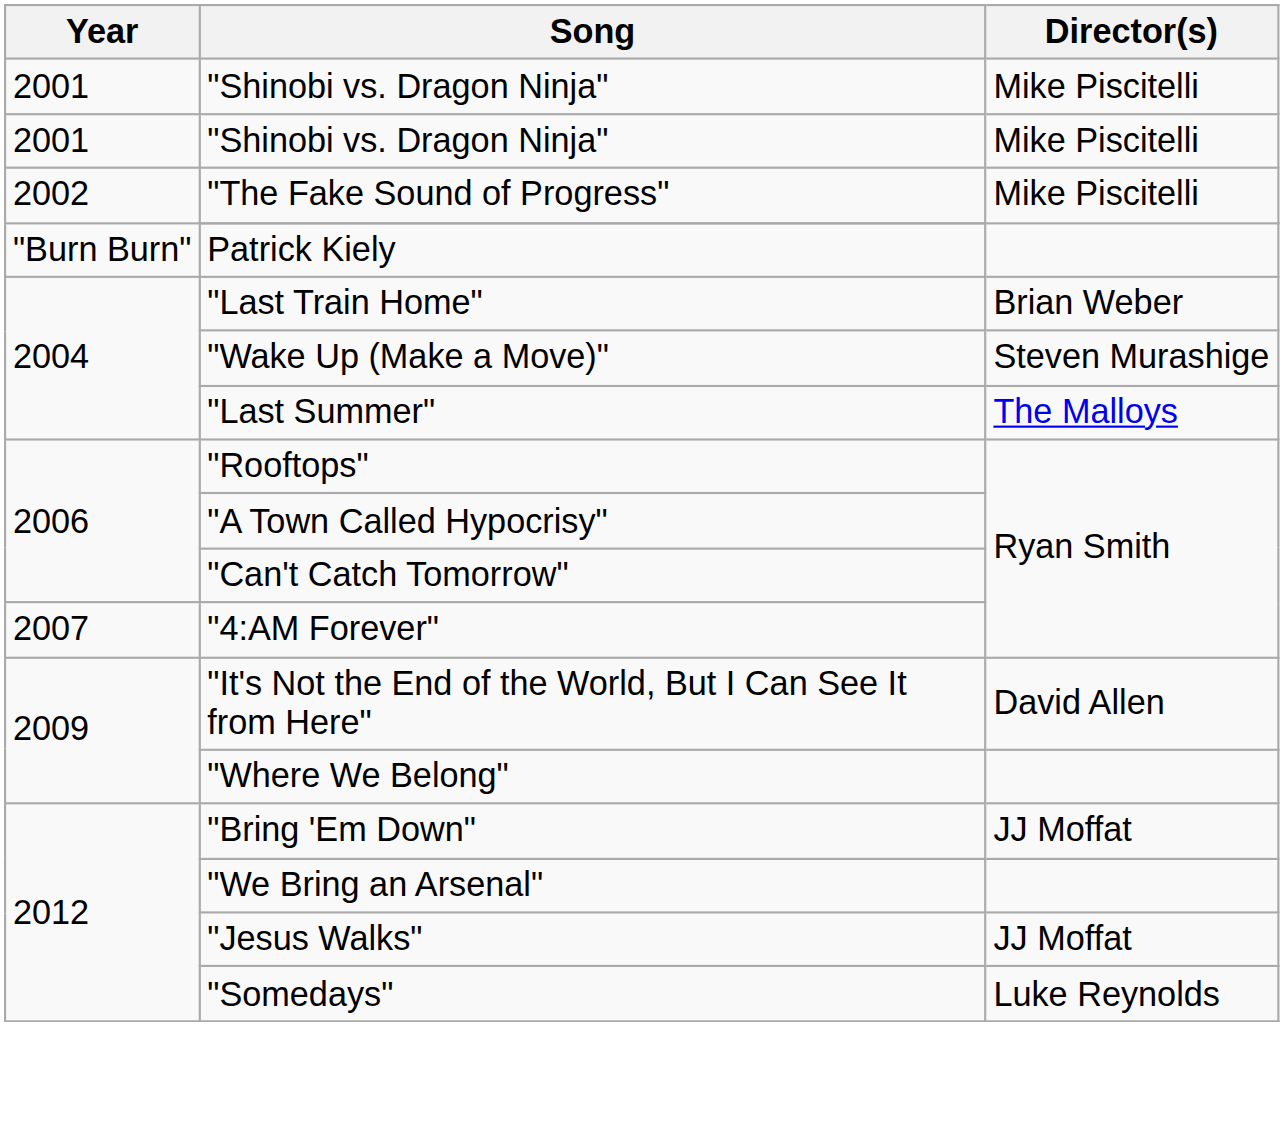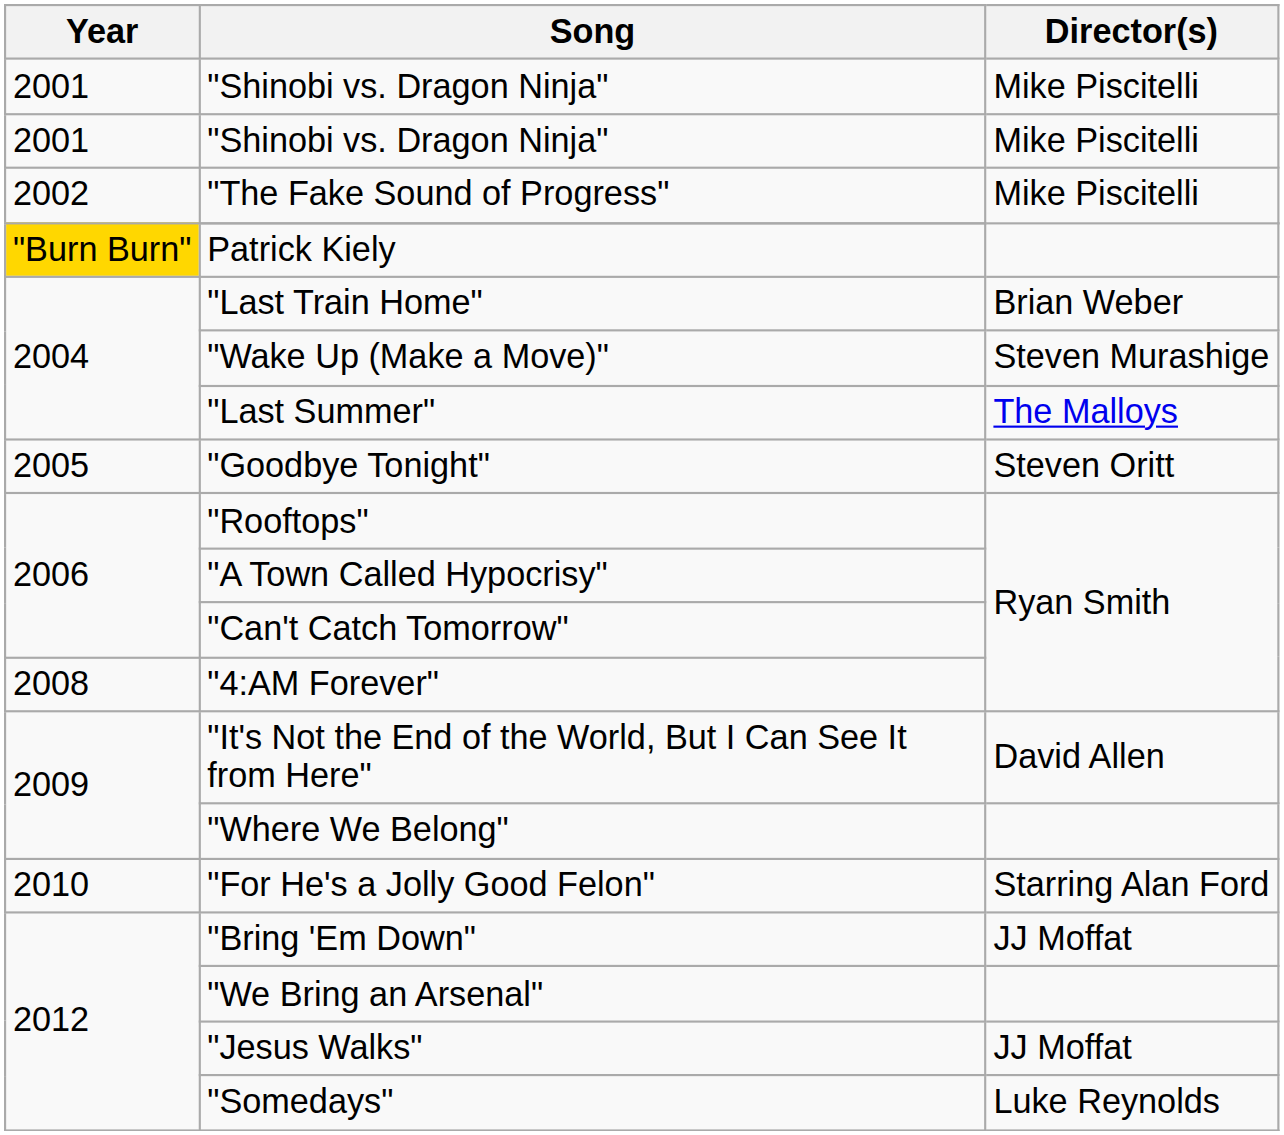(102, 248) no background -> (102, 248) gold background
+ row: (349, 466)
(51, 628) 2007 -> (51, 683) 2008
+ row: (431, 884)
